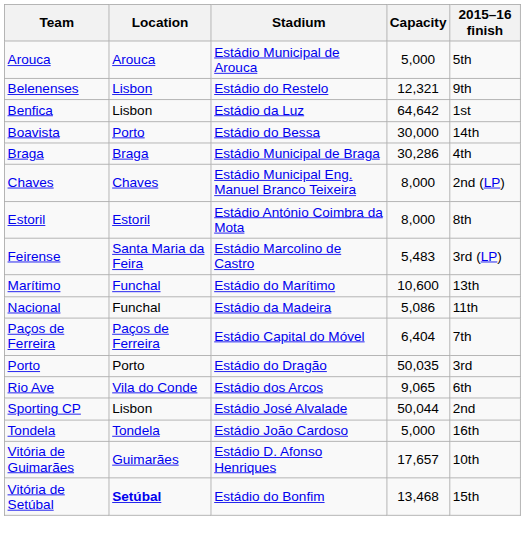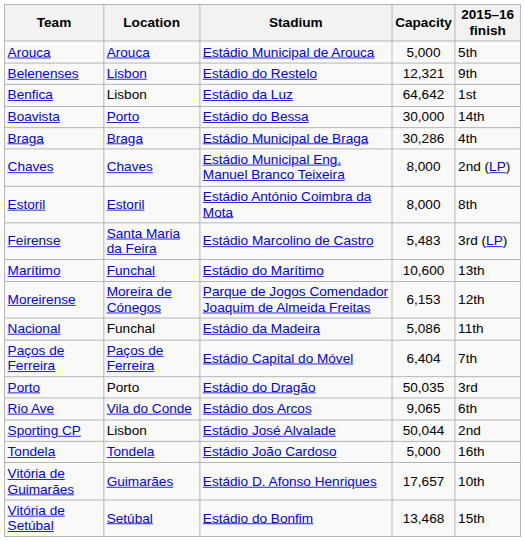+ row: (42, 299)
(137, 496) bold -> (130, 518) normal
